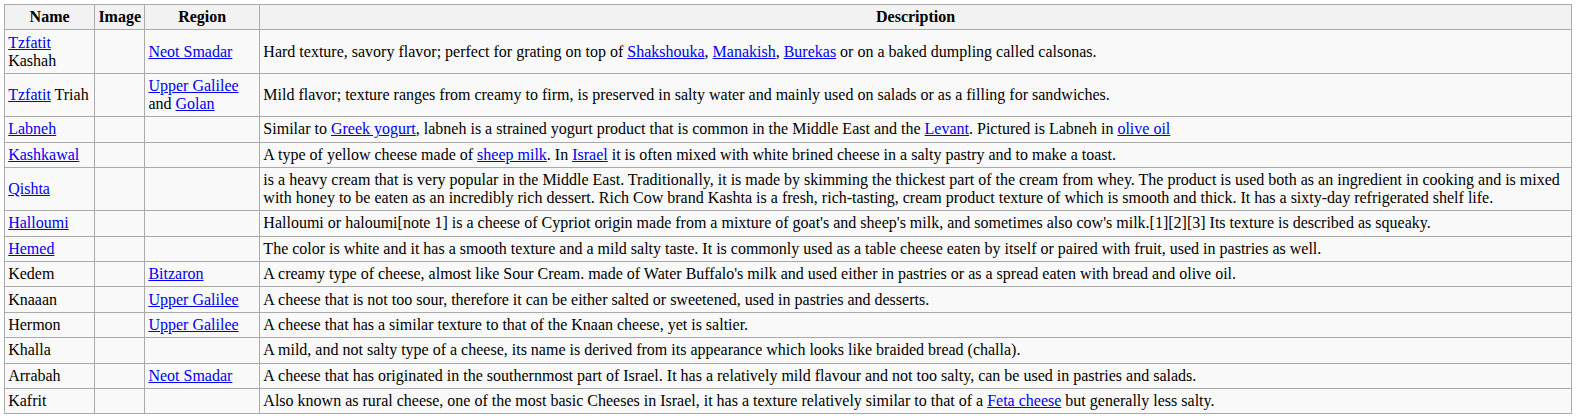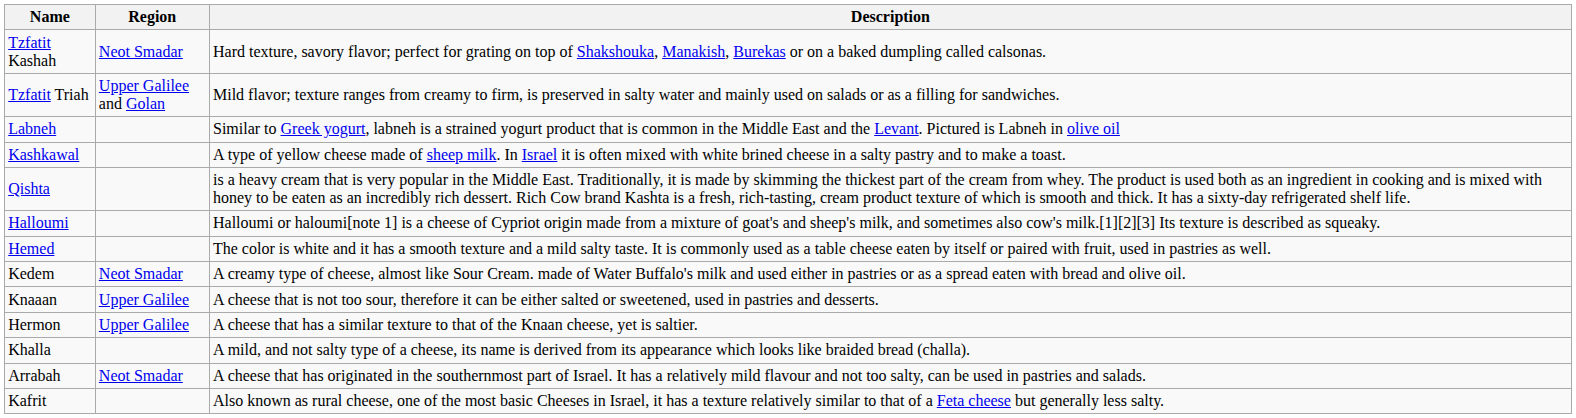- column: (120, 17)
(176, 274) Bitzaron -> (141, 274) Neot Smadar
